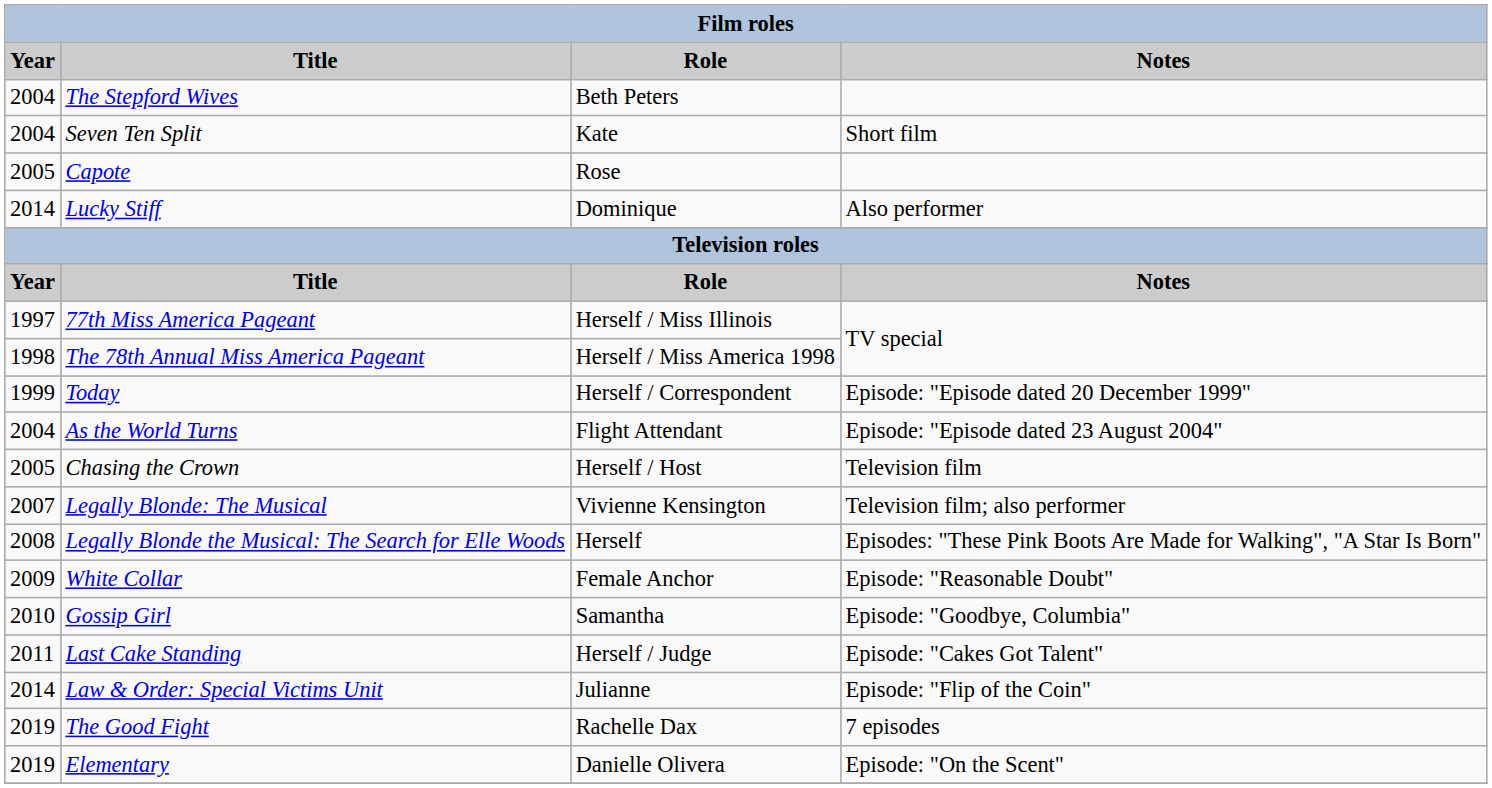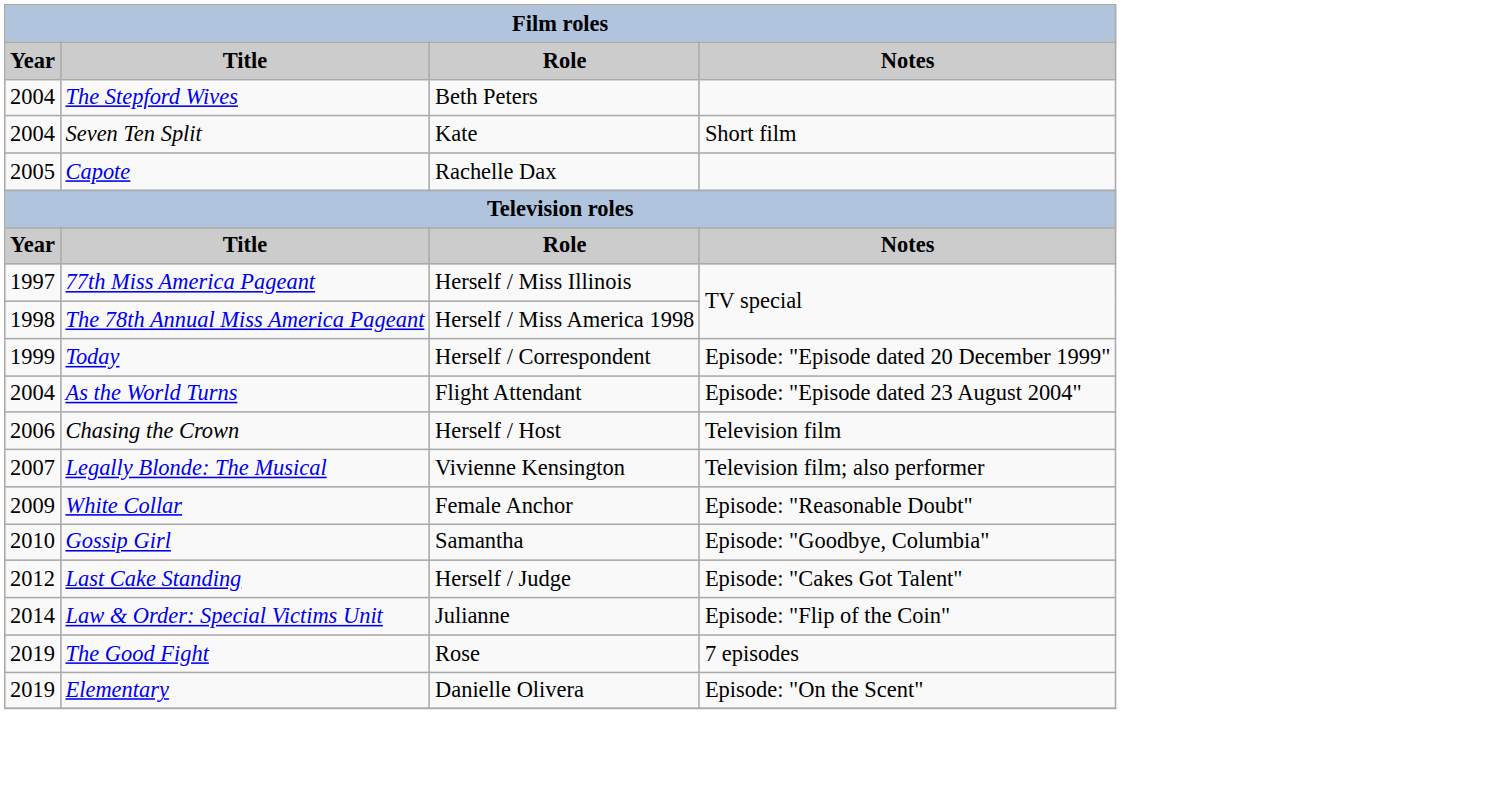(598, 171) Rose -> (496, 171) Rachelle Dax
- row: (113, 208)
(32, 468) 2005 -> (32, 430) 2006
- row: (315, 542)
(32, 653) 2011 -> (32, 579) 2012
(636, 727) Rachelle Dax -> (457, 653) Rose
